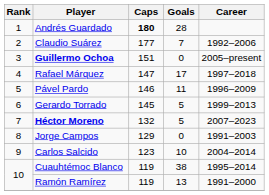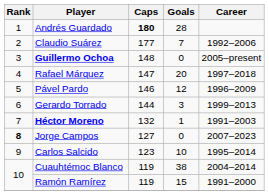(146, 58) 151 -> (146, 58) 148
(181, 74) 17 -> (181, 74) 20
(181, 89) 11 -> (181, 89) 12
(146, 105) 145 -> (146, 105) 144
(181, 105) 5 -> (181, 105) 3
(181, 120) 5 -> (181, 120) 1
(231, 120) 2007–2023 -> (231, 120) 1991–2003
(18, 136) normal -> (18, 136) bold
(146, 136) 129 -> (146, 136) 127
(231, 136) 1991–2003 -> (231, 136) 2007–2023
(231, 151) 2004–2014 -> (231, 151) 1995–2014
(231, 167) 1995–2014 -> (231, 167) 2004–2014
(181, 182) 13 -> (181, 182) 15
